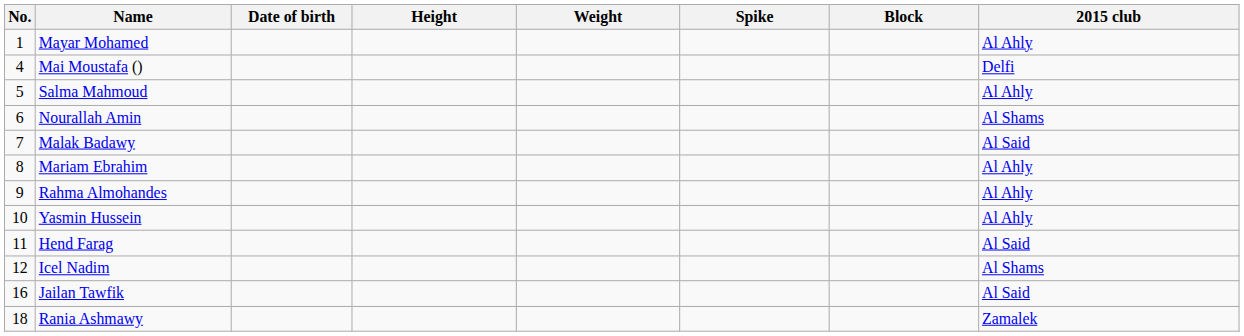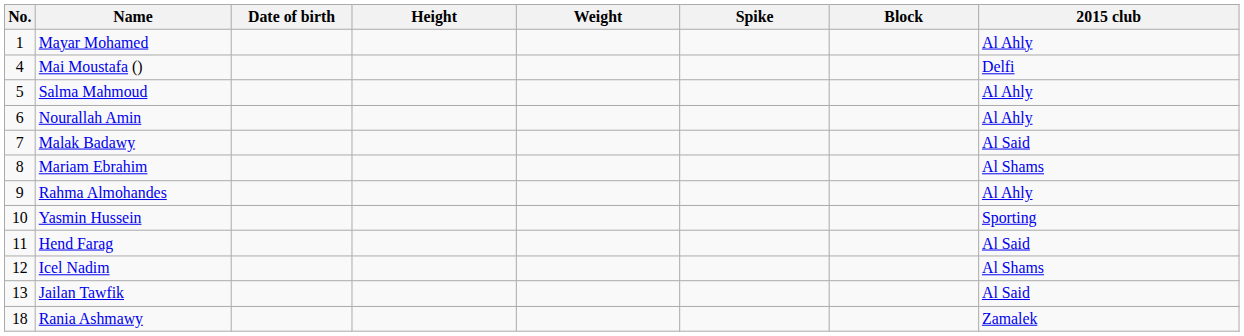(1013, 117) Al Shams -> (1007, 117) Al Ahly
(1007, 167) Al Ahly -> (1013, 167) Al Shams
(1007, 218) Al Ahly -> (1009, 218) Sporting
(20, 293) 16 -> (20, 293) 13
